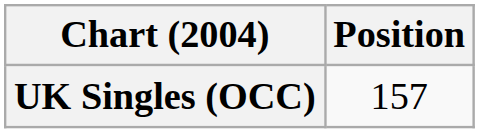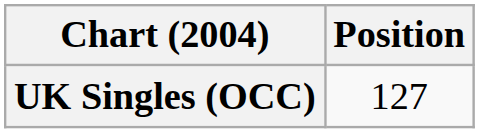(399, 95) 157 -> (399, 95) 127
